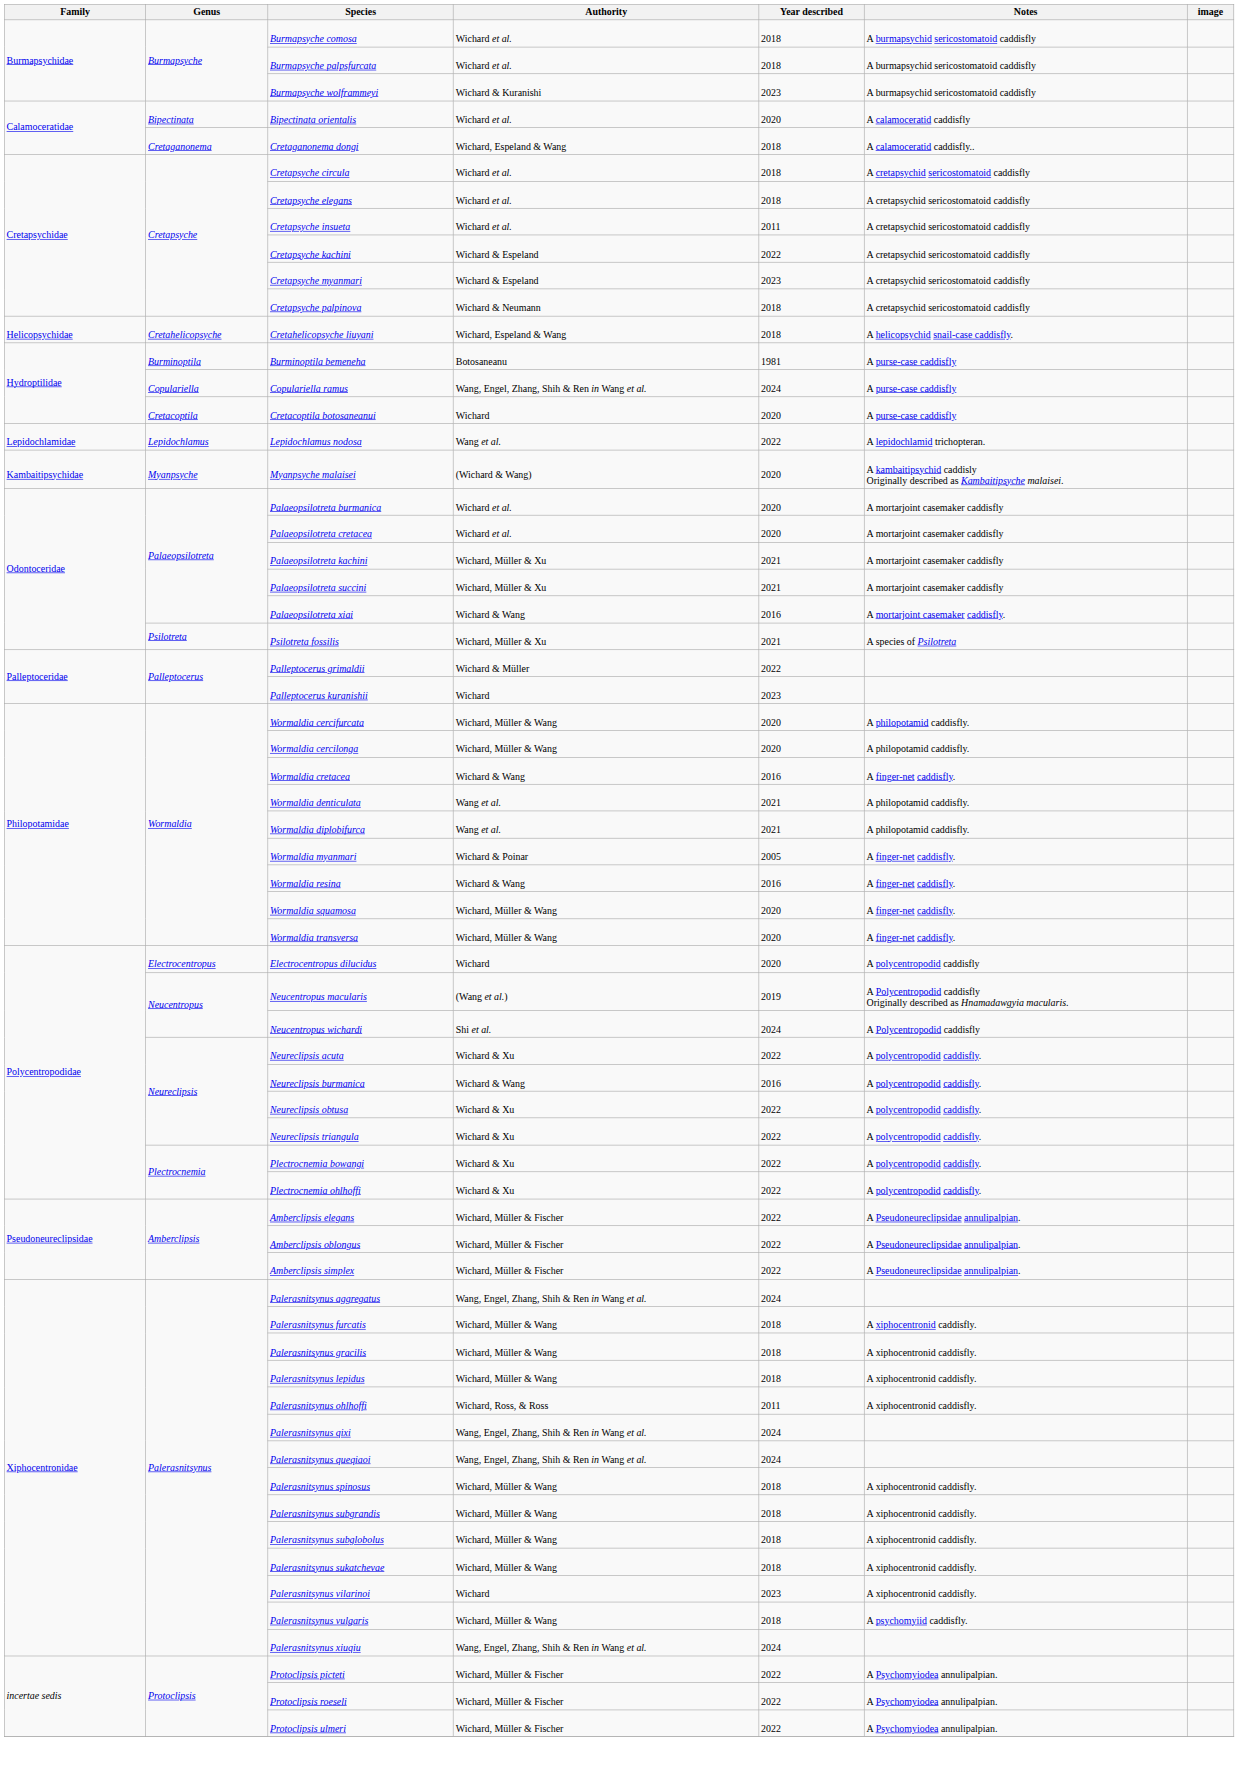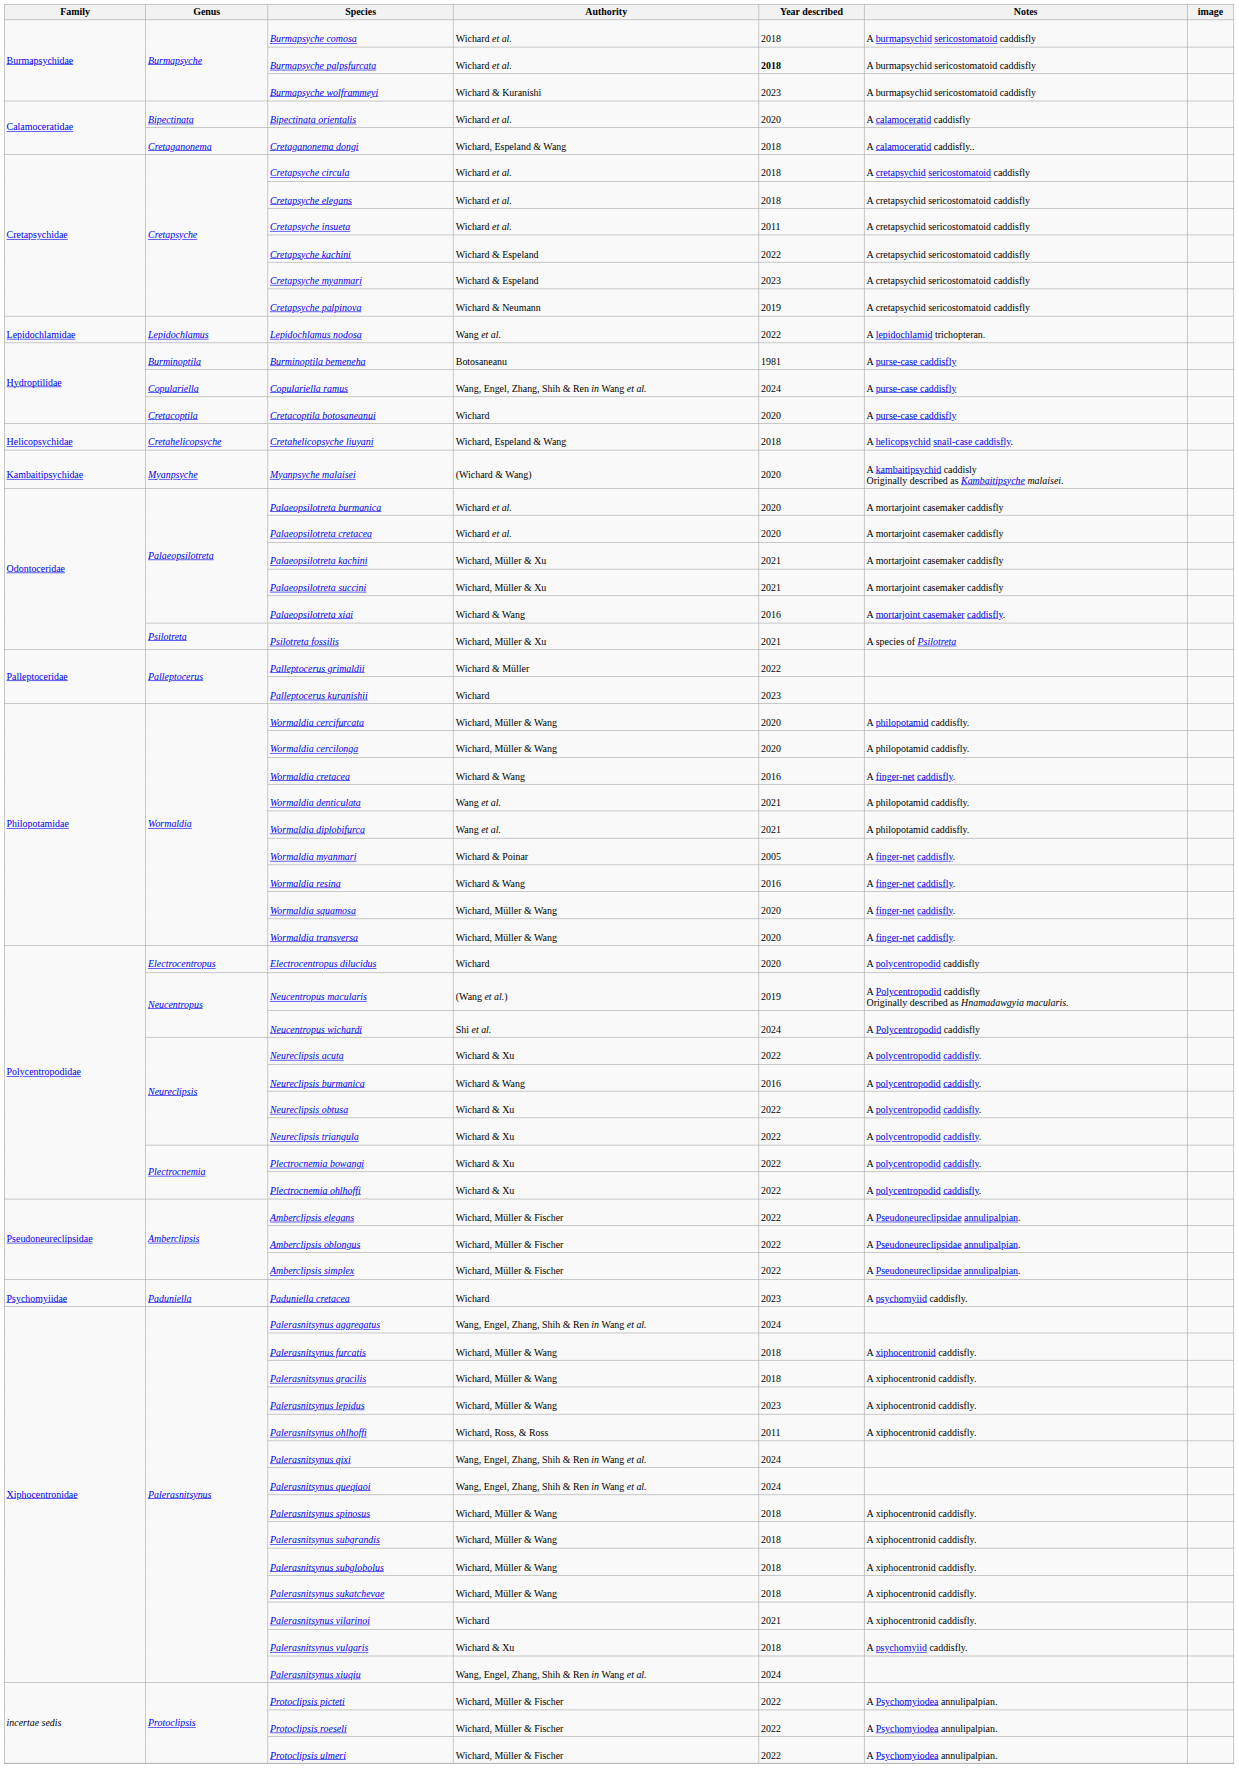(771, 66) normal -> (771, 66) bold
(771, 308) 2018 -> (771, 308) 2019
rows swapped: (322, 335) <-> (316, 442)
+ row: (310, 1298)
(771, 1379) 2018 -> (771, 1406) 2023
(771, 1594) 2023 -> (771, 1621) 2021
(506, 1621) Wichard, Müller & Wang -> (485, 1648) Wichard & Xu
